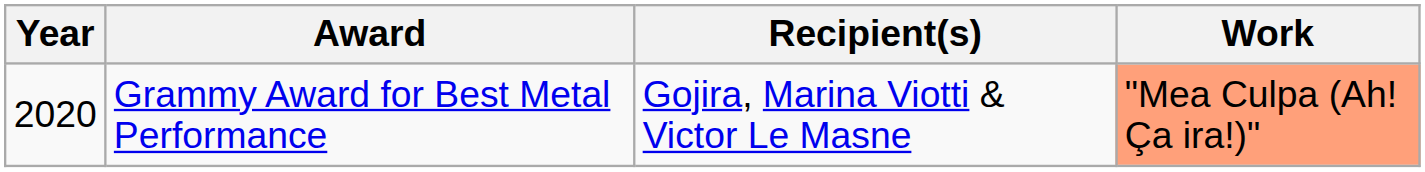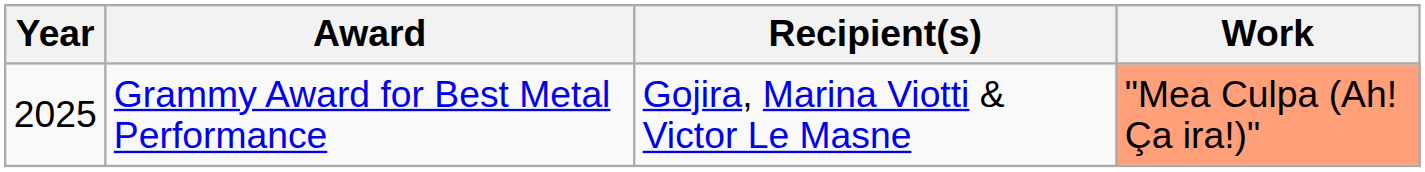(55, 114) 2020 -> (55, 114) 2025
